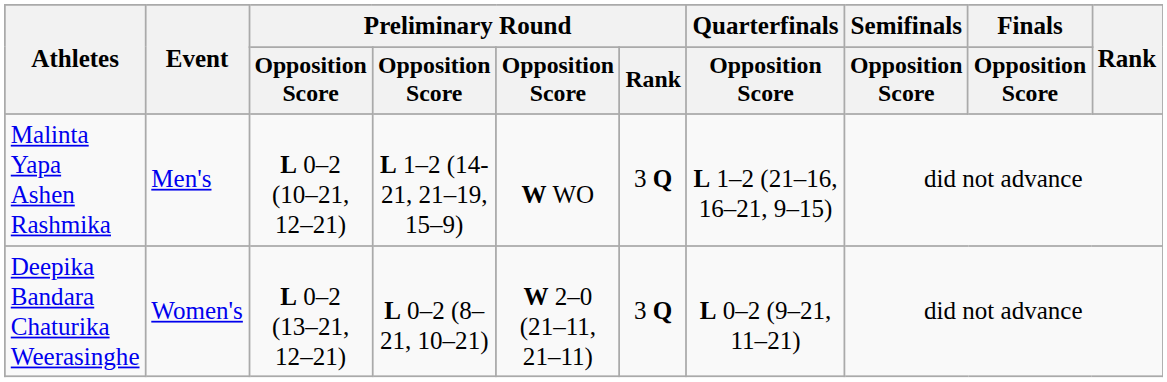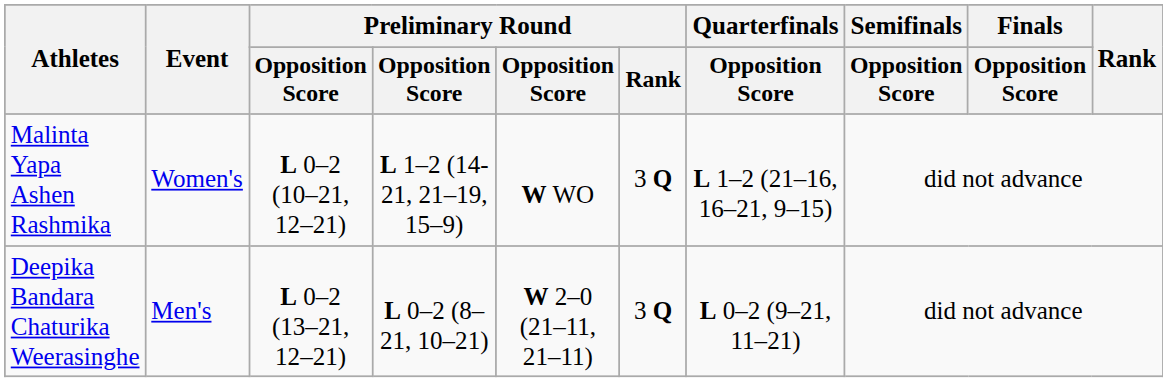(181, 179) Men's -> (197, 179) Women's
(197, 311) Women's -> (181, 311) Men's
